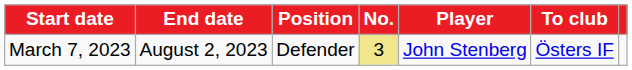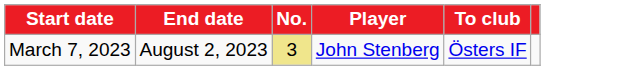- column: (316, 19)
